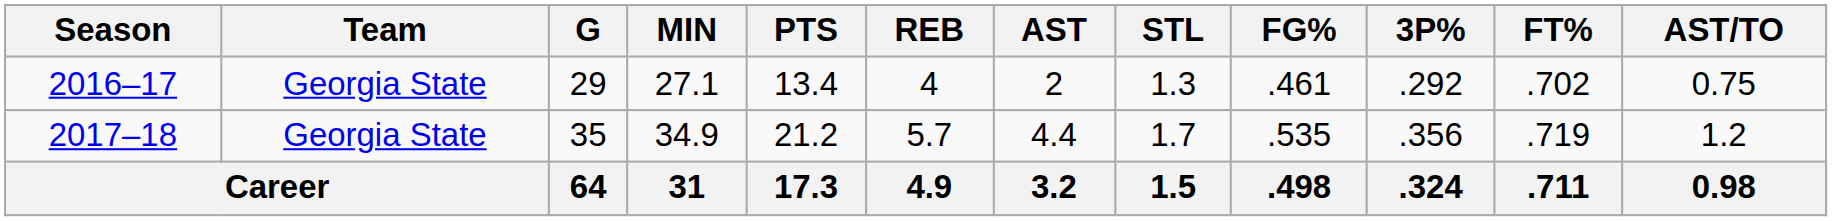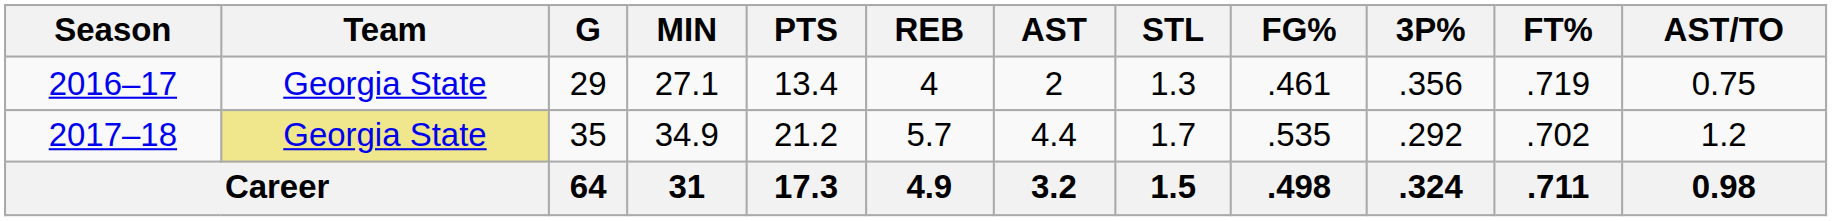(1431, 82) .292 -> (1431, 82) .356
(1558, 82) .702 -> (1558, 82) .719
(385, 135) no background -> (385, 135) khaki background
(1431, 135) .356 -> (1431, 135) .292
(1558, 135) .719 -> (1558, 135) .702
